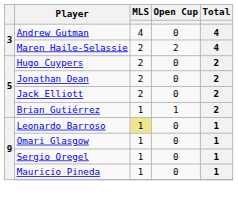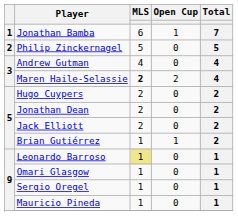+ row: (56, 32)
+ row: (69, 47)
(141, 47) normal -> (141, 78) bold
